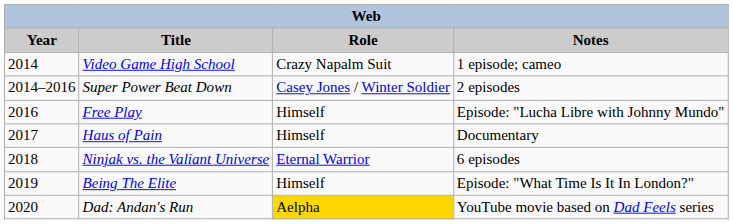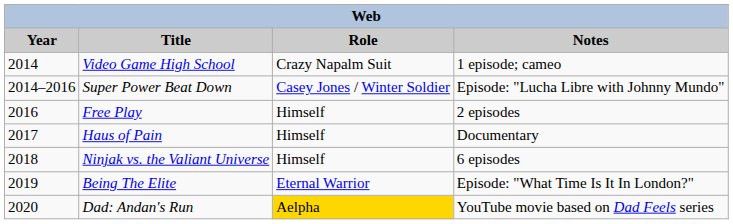(488, 87) 2 episodes -> (591, 87) Episode: "Lucha Libre with Johnny Mundo"
(591, 111) Episode: "Lucha Libre with Johnny Mundo" -> (488, 111) 2 episodes
(323, 159) Eternal Warrior -> (300, 159) Himself
(300, 183) Himself -> (323, 183) Eternal Warrior
